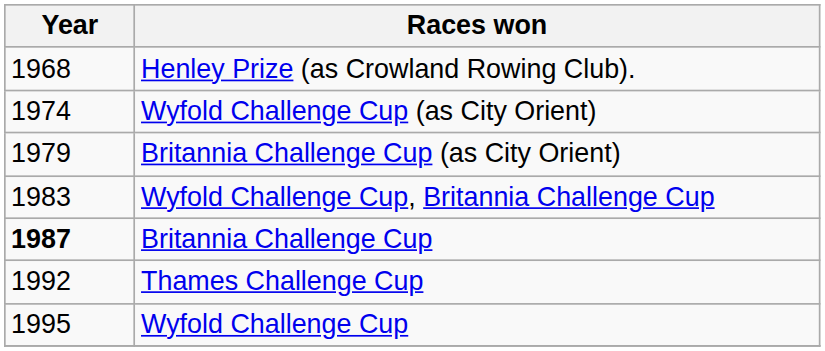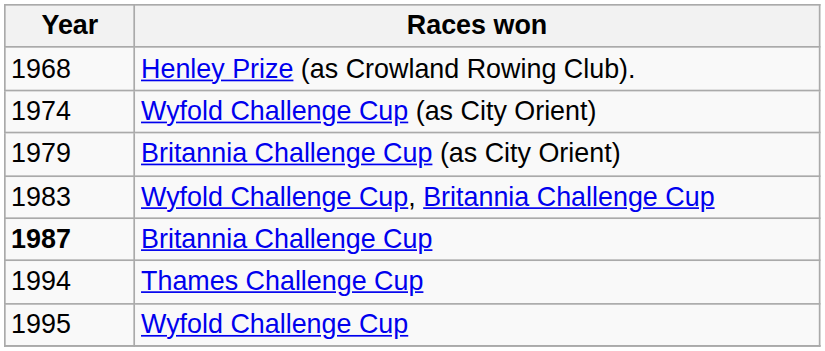(41, 281) 1992 -> (41, 281) 1994
